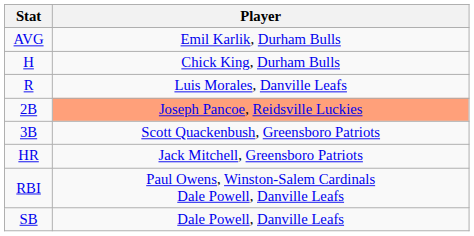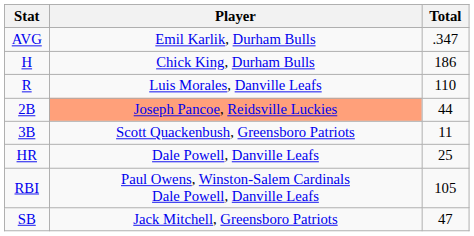+ column: (445, 16)
(261, 156) Jack Mitchell, Greensboro Patriots -> (235, 156) Dale Powell, Danville Leafs
(261, 219) Dale Powell, Danville Leafs -> (235, 219) Jack Mitchell, Greensboro Patriots
